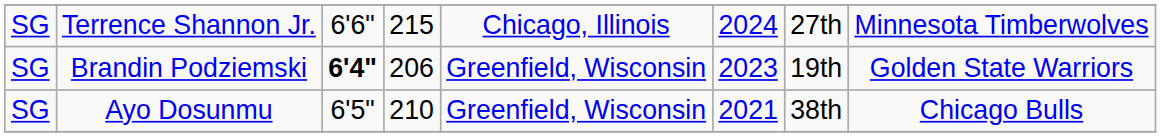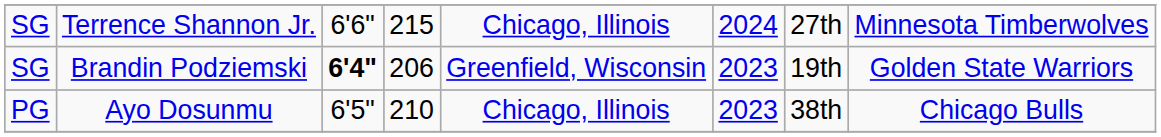(30, 110) SG -> (30, 110) PG
(576, 110) Greenfield, Wisconsin -> (576, 110) Chicago, Illinois
(748, 110) 2021 -> (748, 110) 2023
